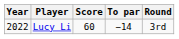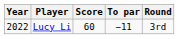(124, 27) −14 -> (124, 27) −11
